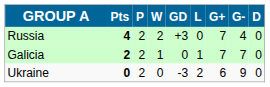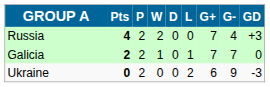columns swapped: (256, 16) <-> (178, 16)
